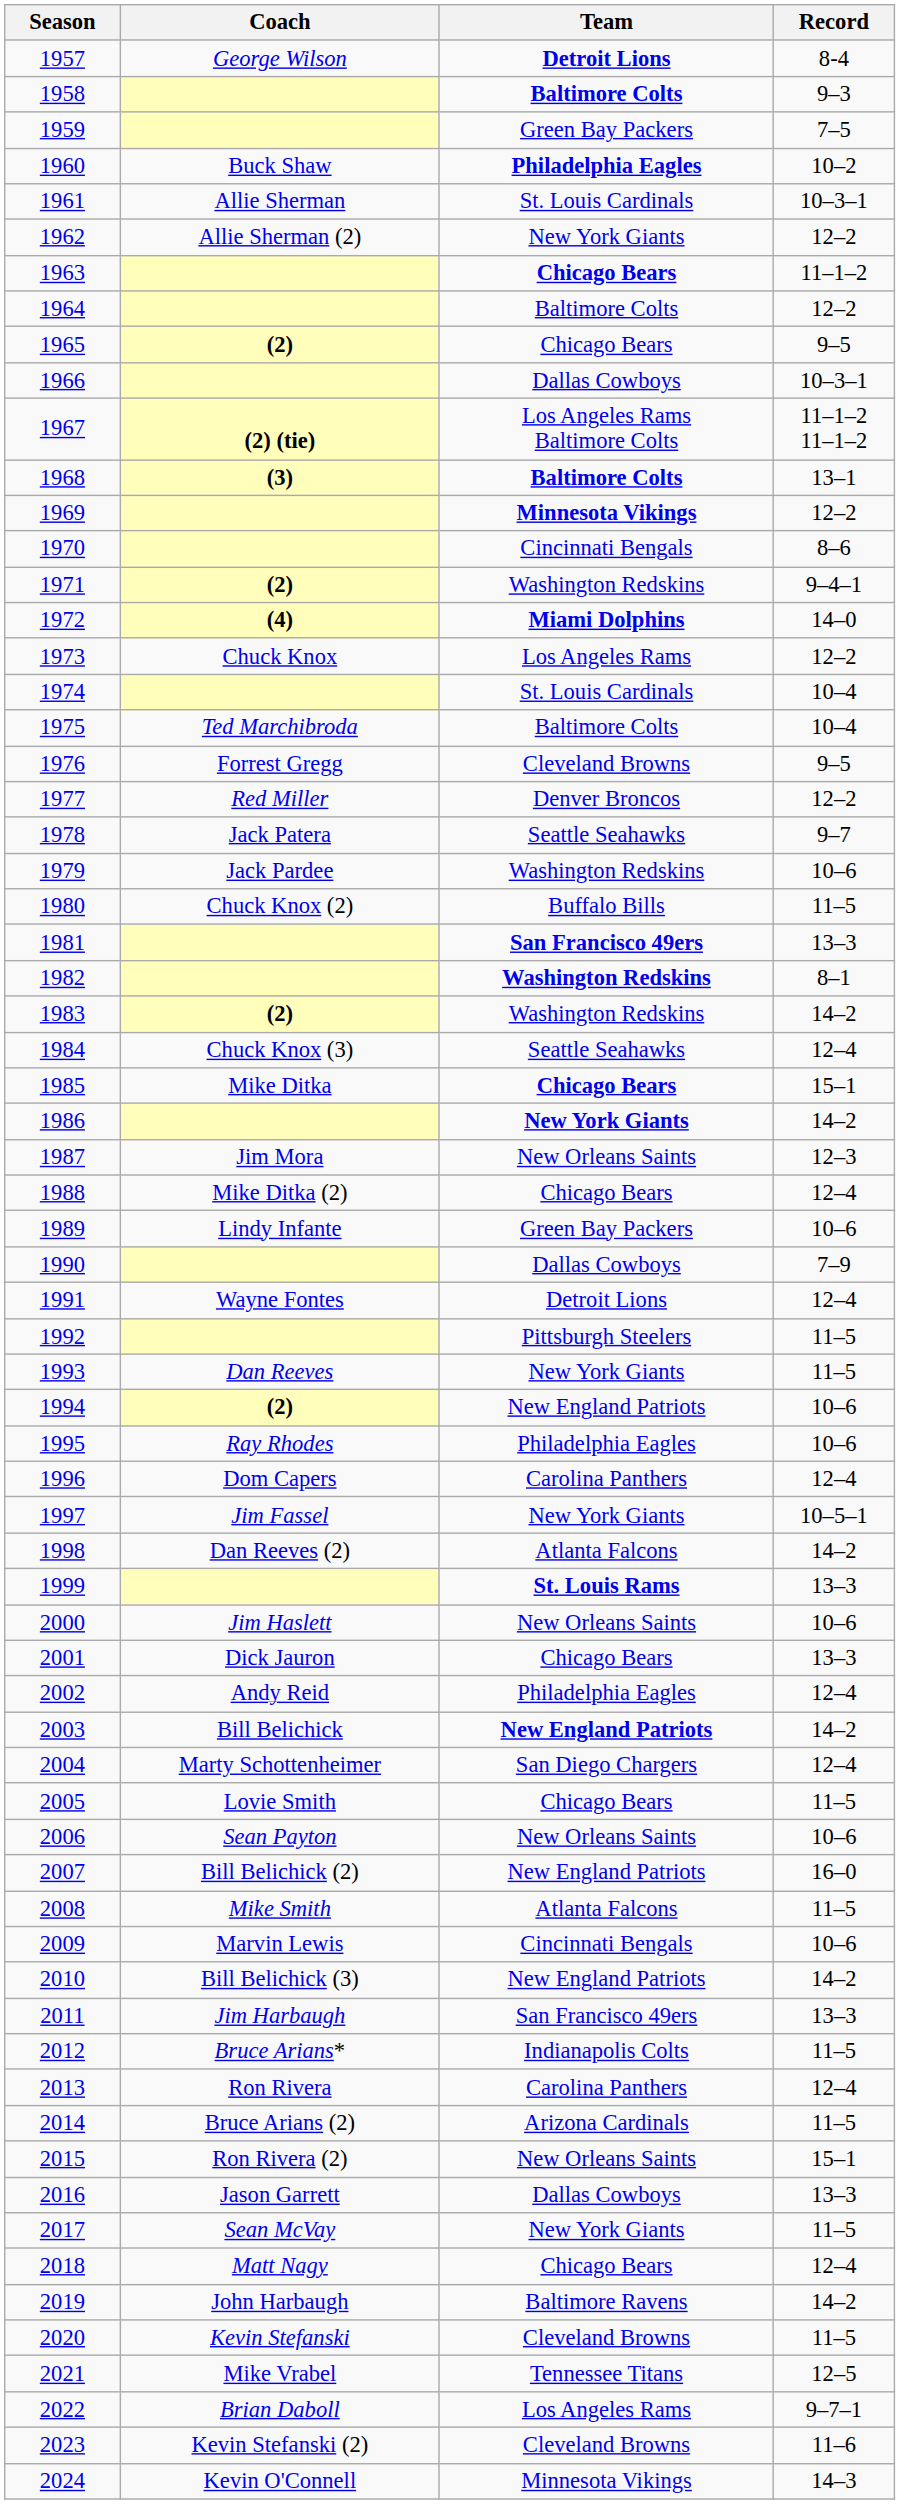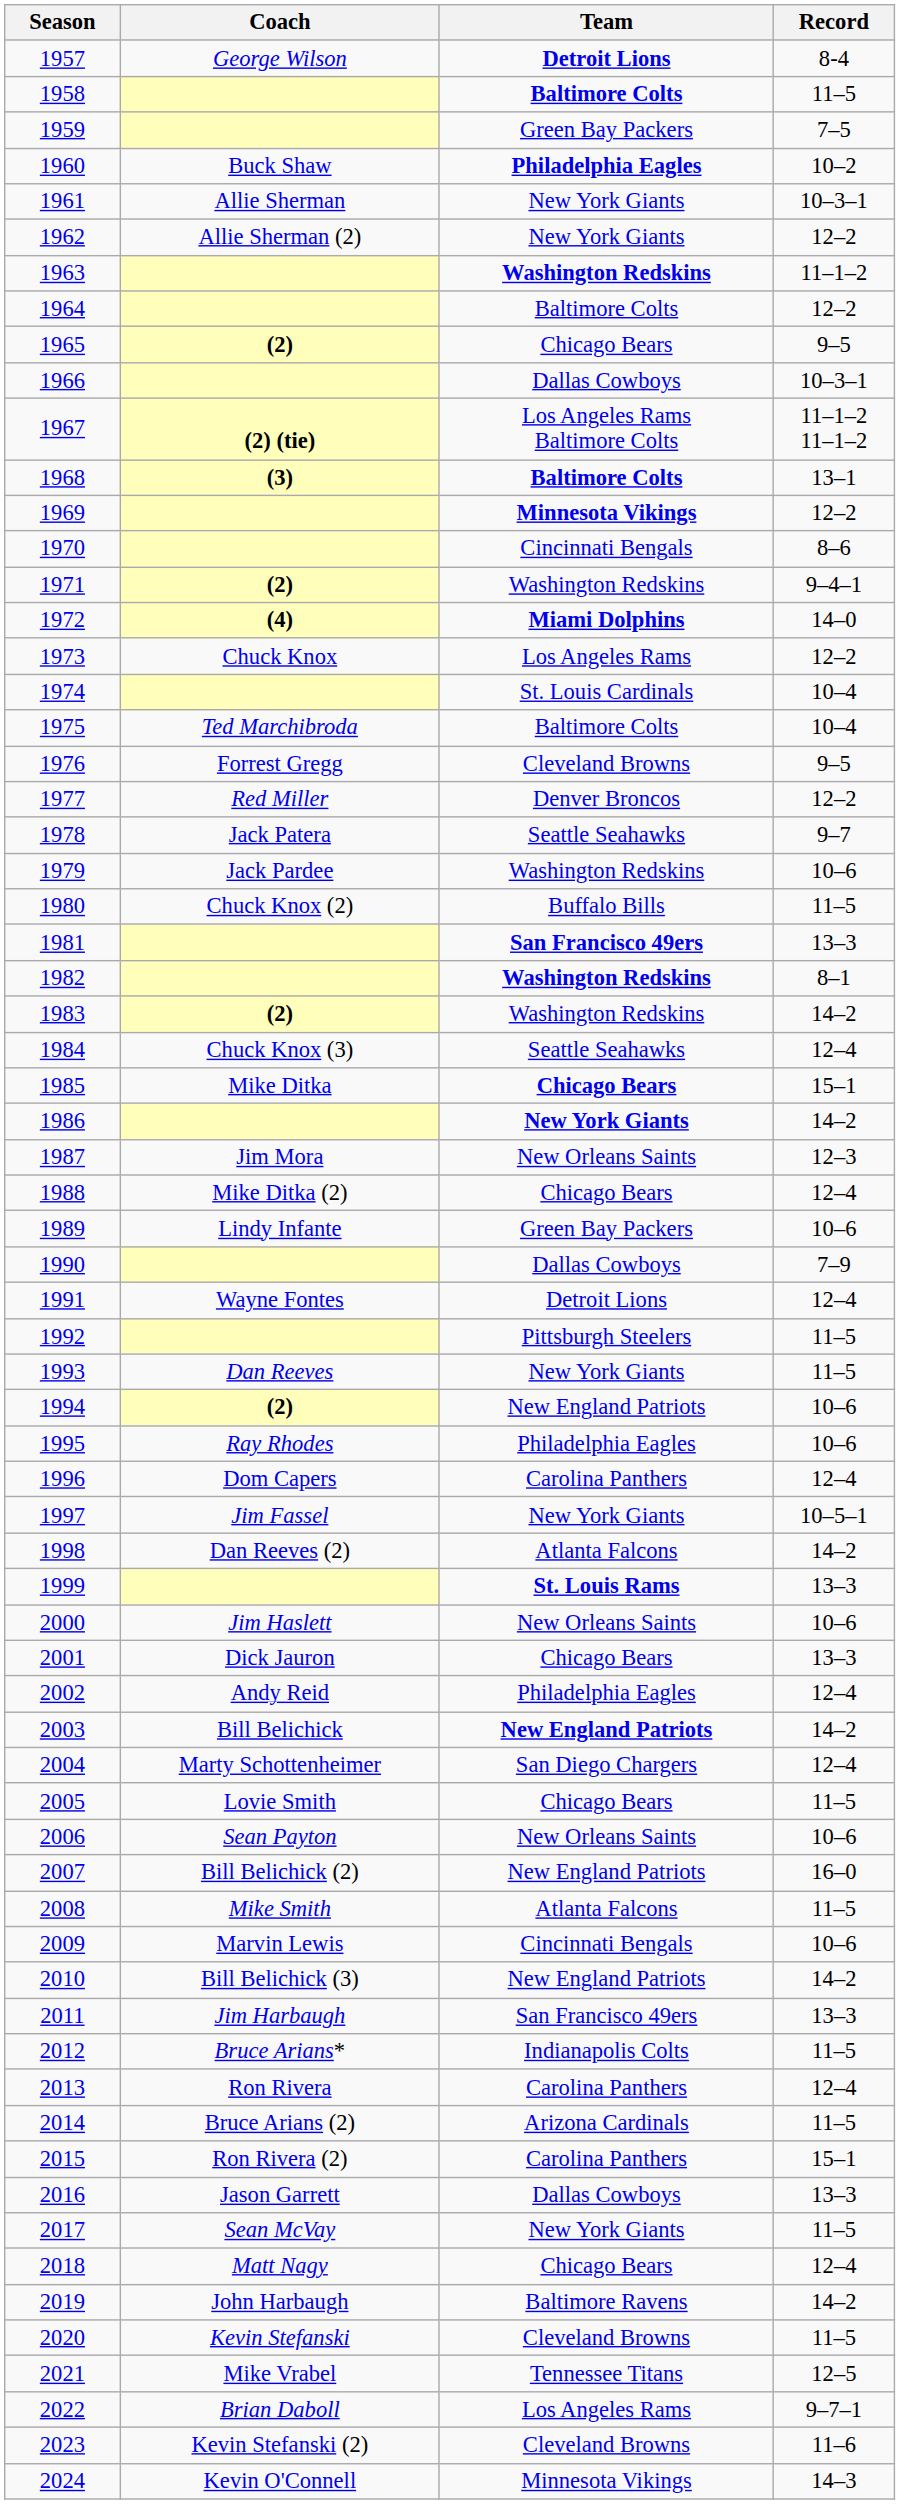(834, 93) 9–3 -> (834, 93) 11–5
(606, 201) St. Louis Cardinals -> (606, 201) New York Giants
(606, 272) Chicago Bears -> (606, 272) Washington Redskins
(606, 2158) New Orleans Saints -> (606, 2158) Carolina Panthers
